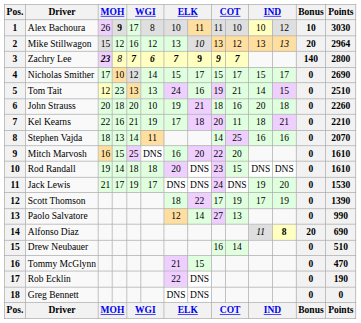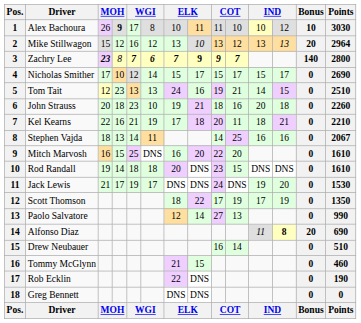(134, 106) 20 -> (134, 106) 23
(341, 137) 2070 -> (341, 137) 2067
(341, 200) 1390 -> (341, 200) 1350
(341, 263) 470 -> (341, 263) 460
